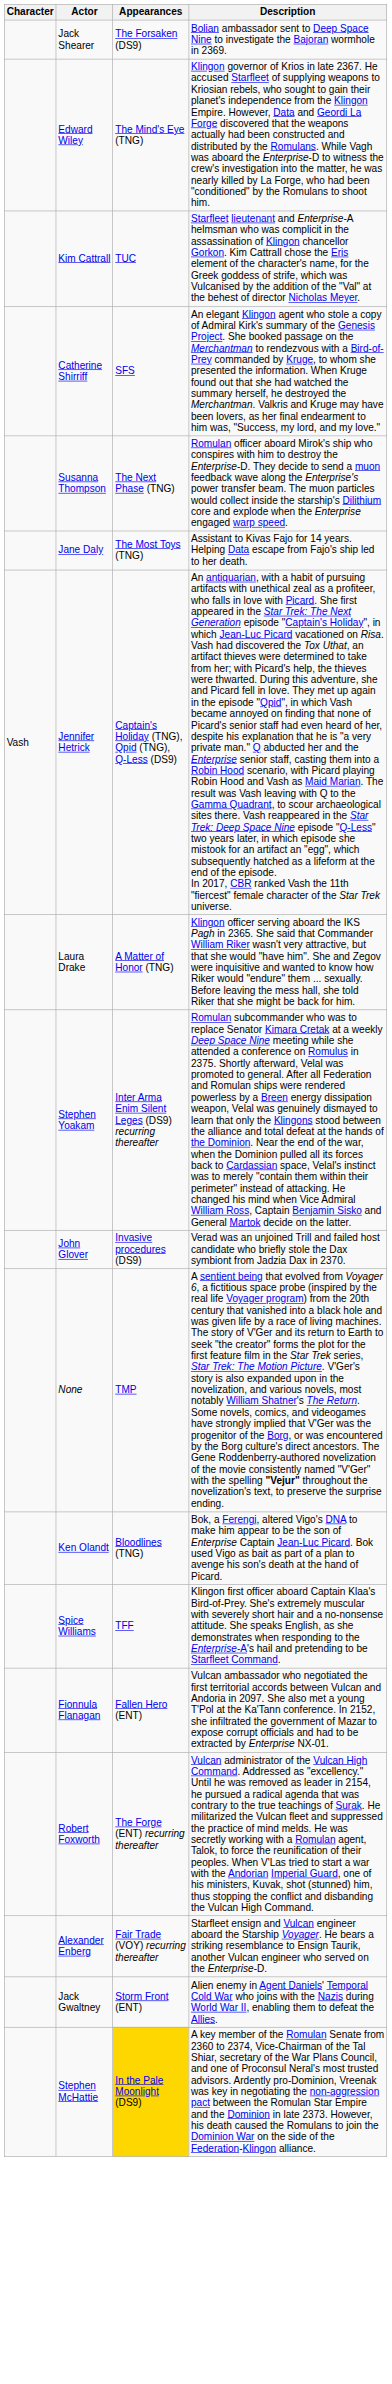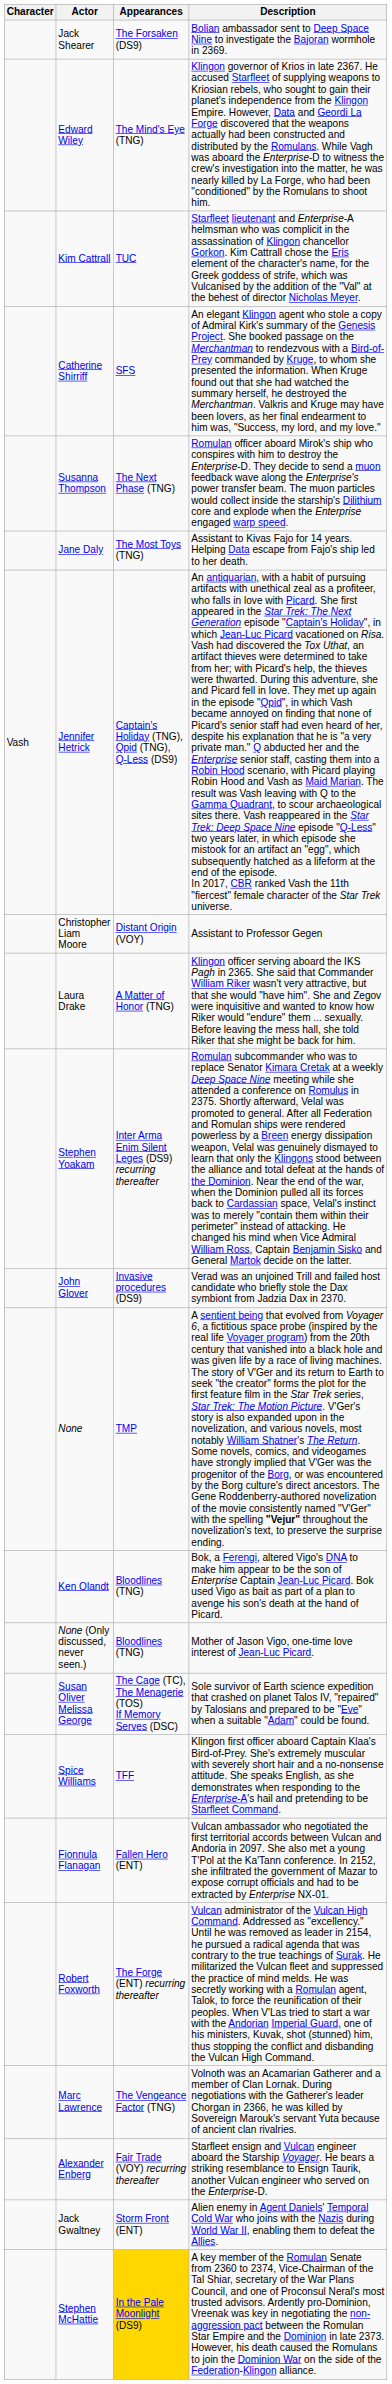+ row: (84, 934)
+ row: (84, 1648)
+ row: (75, 1703)
+ row: (80, 2102)
